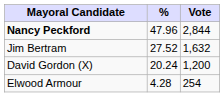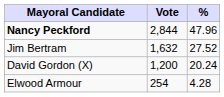columns swapped: (200, 13) <-> (164, 13)
